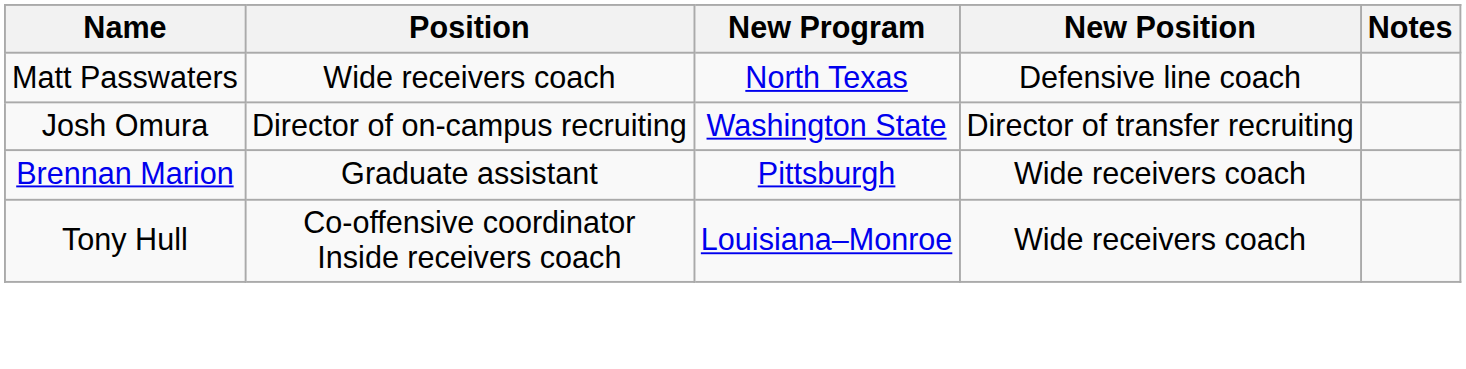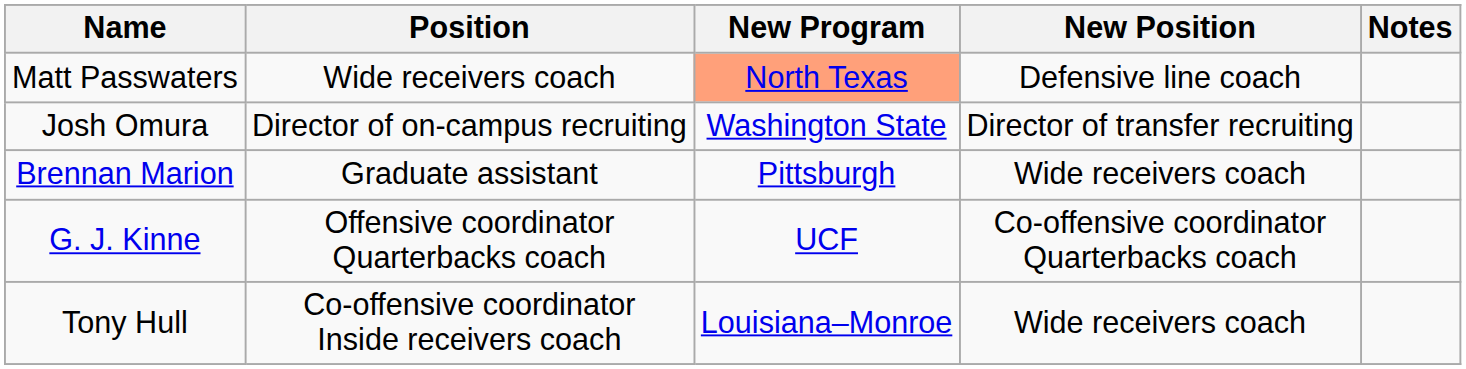(827, 77) no background -> (827, 77) lightsalmon background
+ row: (125, 239)
